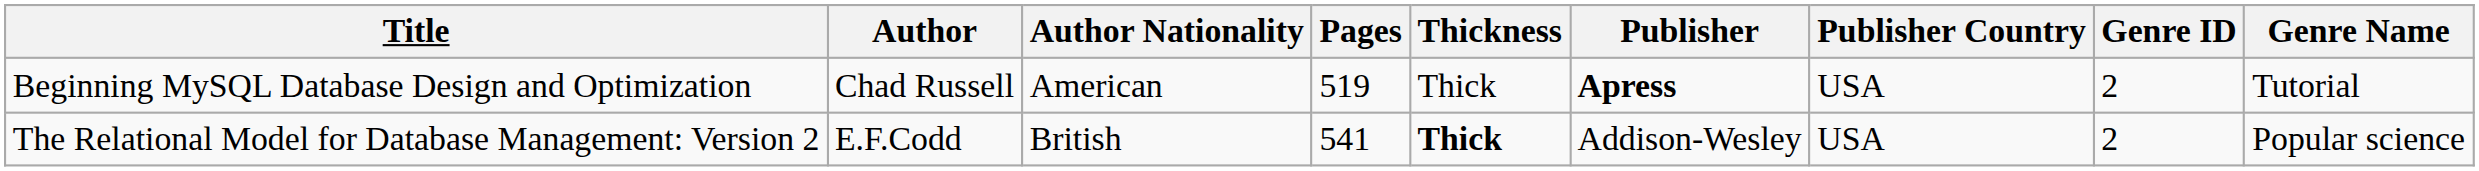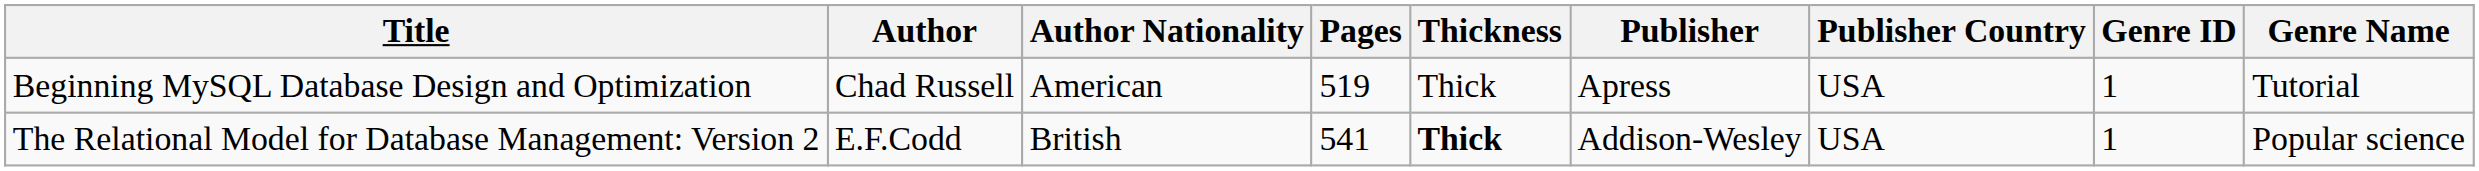(1627, 84) bold -> (1624, 84) normal
(2110, 84) 2 -> (2110, 84) 1
(2110, 138) 2 -> (2110, 138) 1
